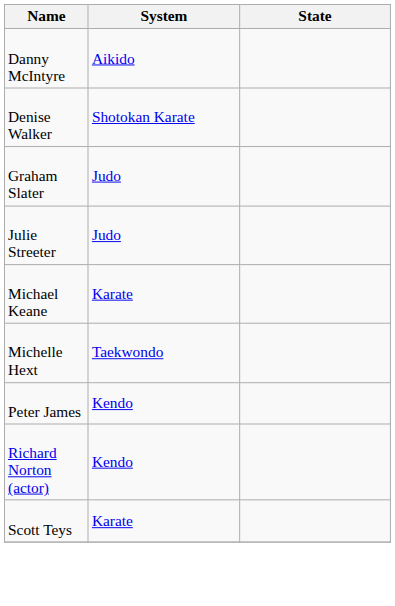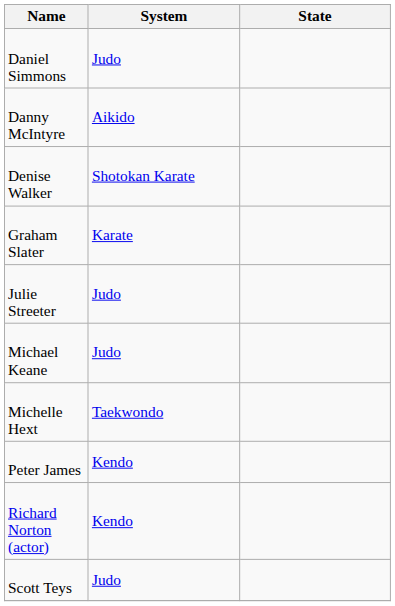+ row: (37, 66)
(106, 176) Judo -> (112, 235) Karate
(112, 294) Karate -> (106, 352) Judo
(112, 521) Karate -> (106, 579) Judo
